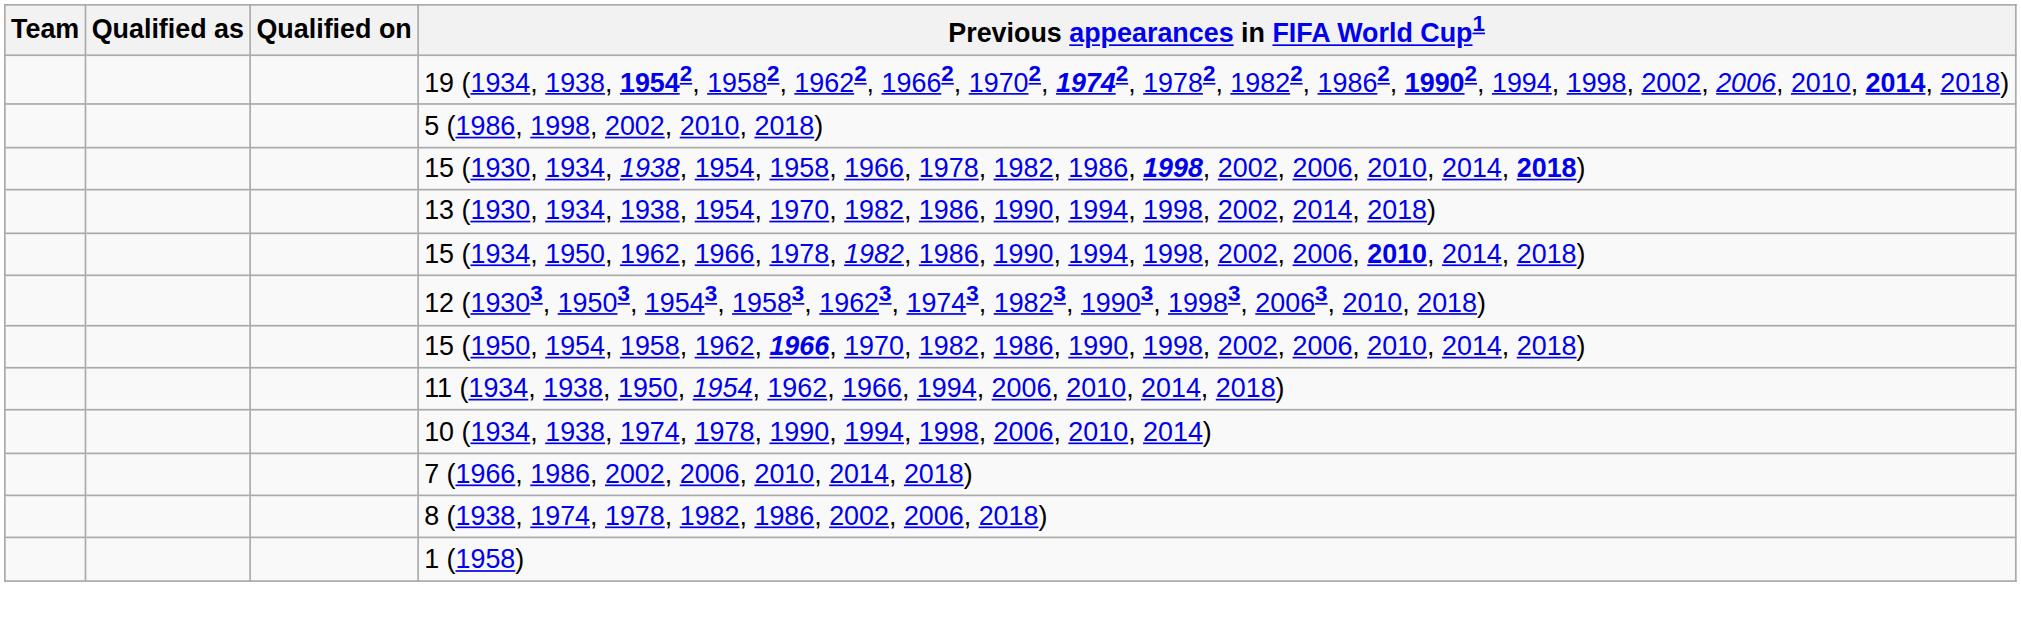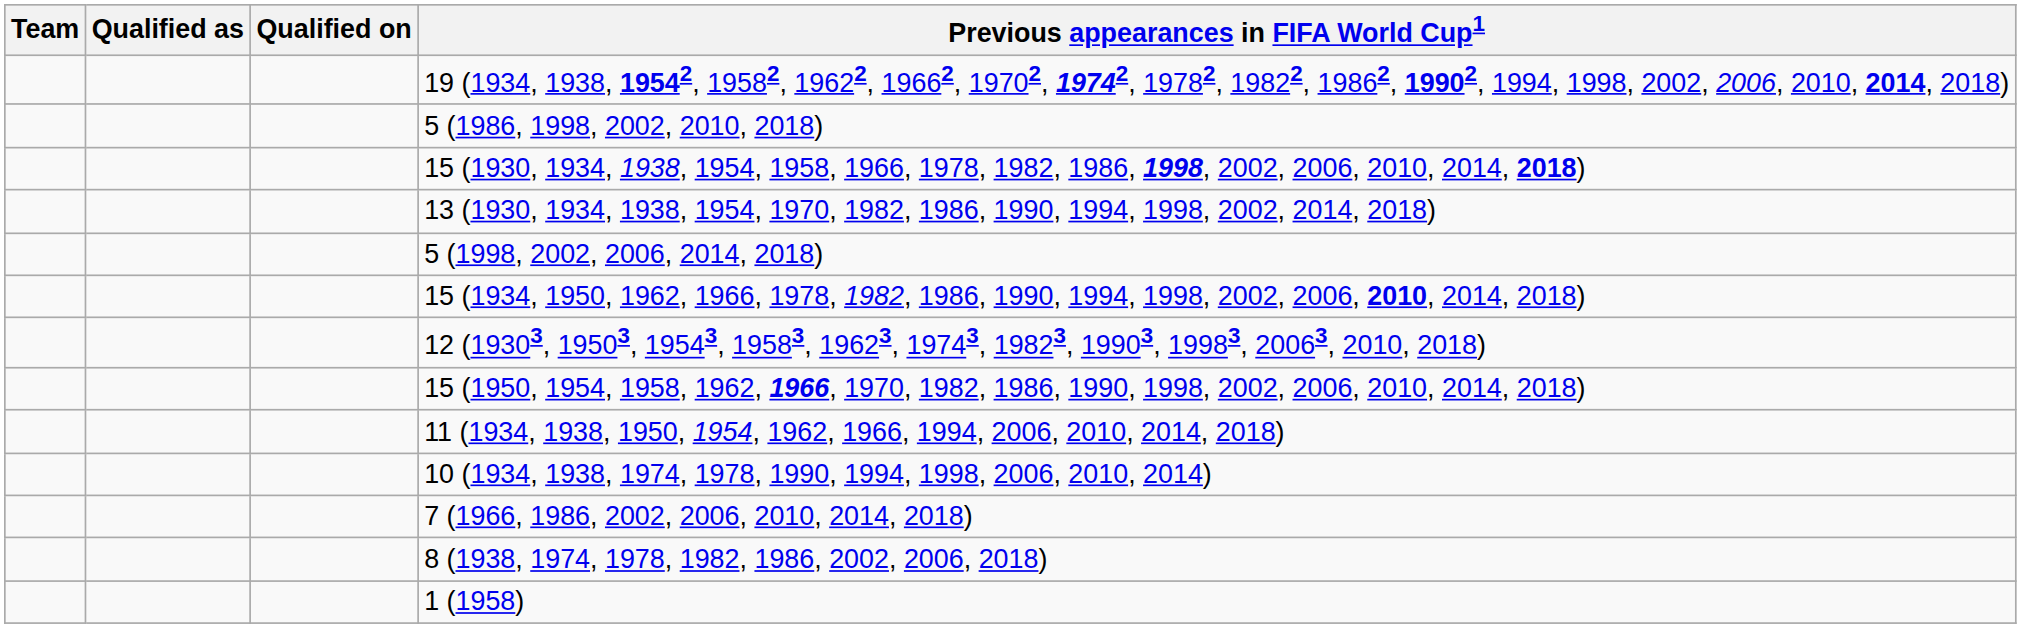+ row: (624, 253)
